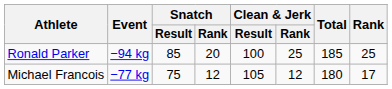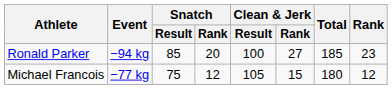(295, 54) 25 -> (295, 54) 27
(368, 54) 25 -> (368, 54) 23
(295, 75) 12 -> (295, 75) 15
(368, 75) 17 -> (368, 75) 12
